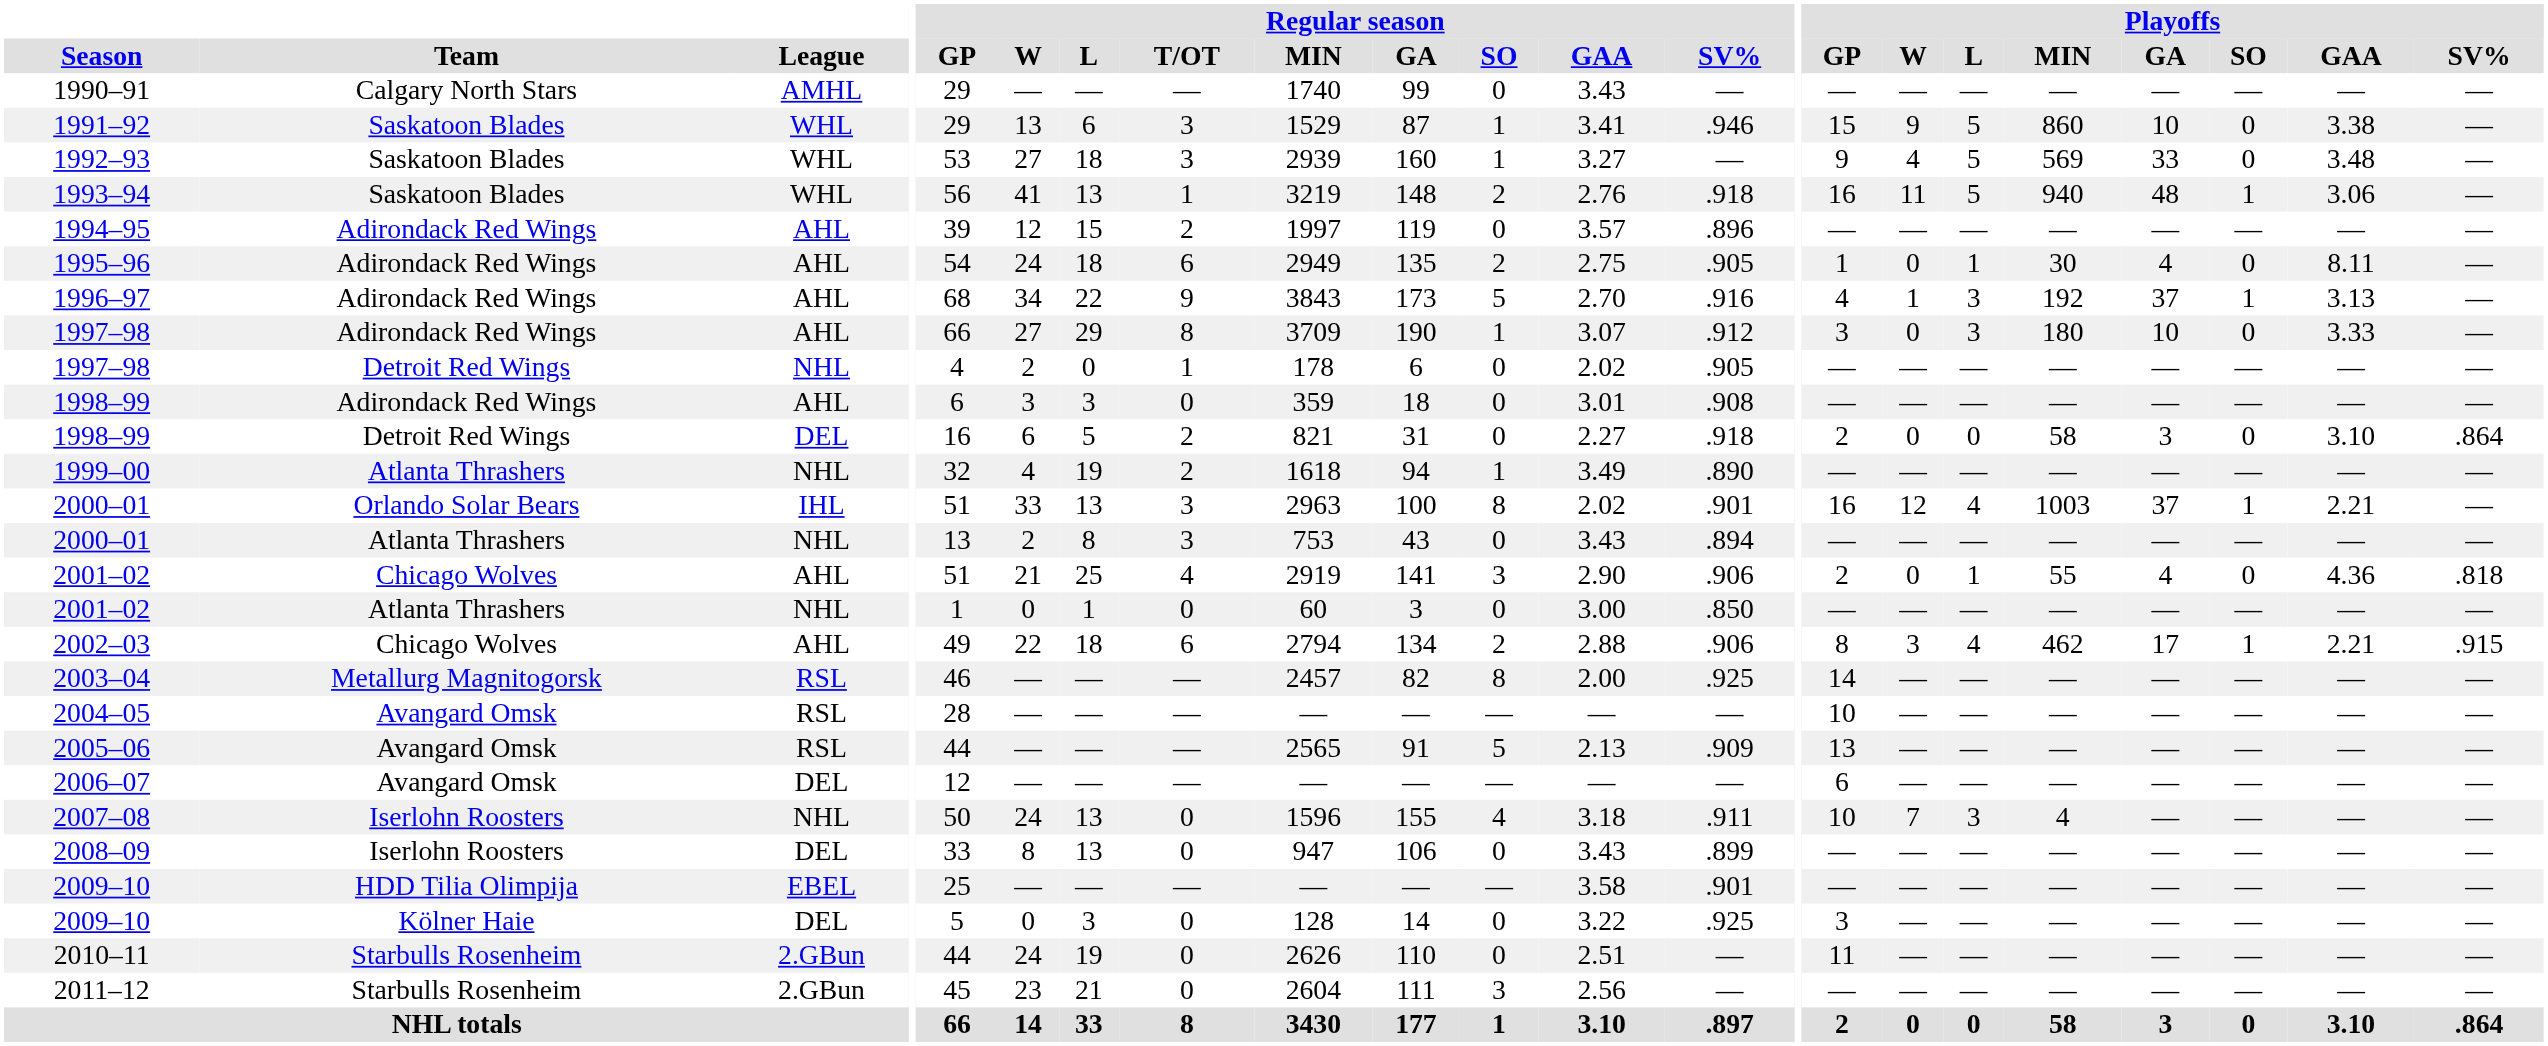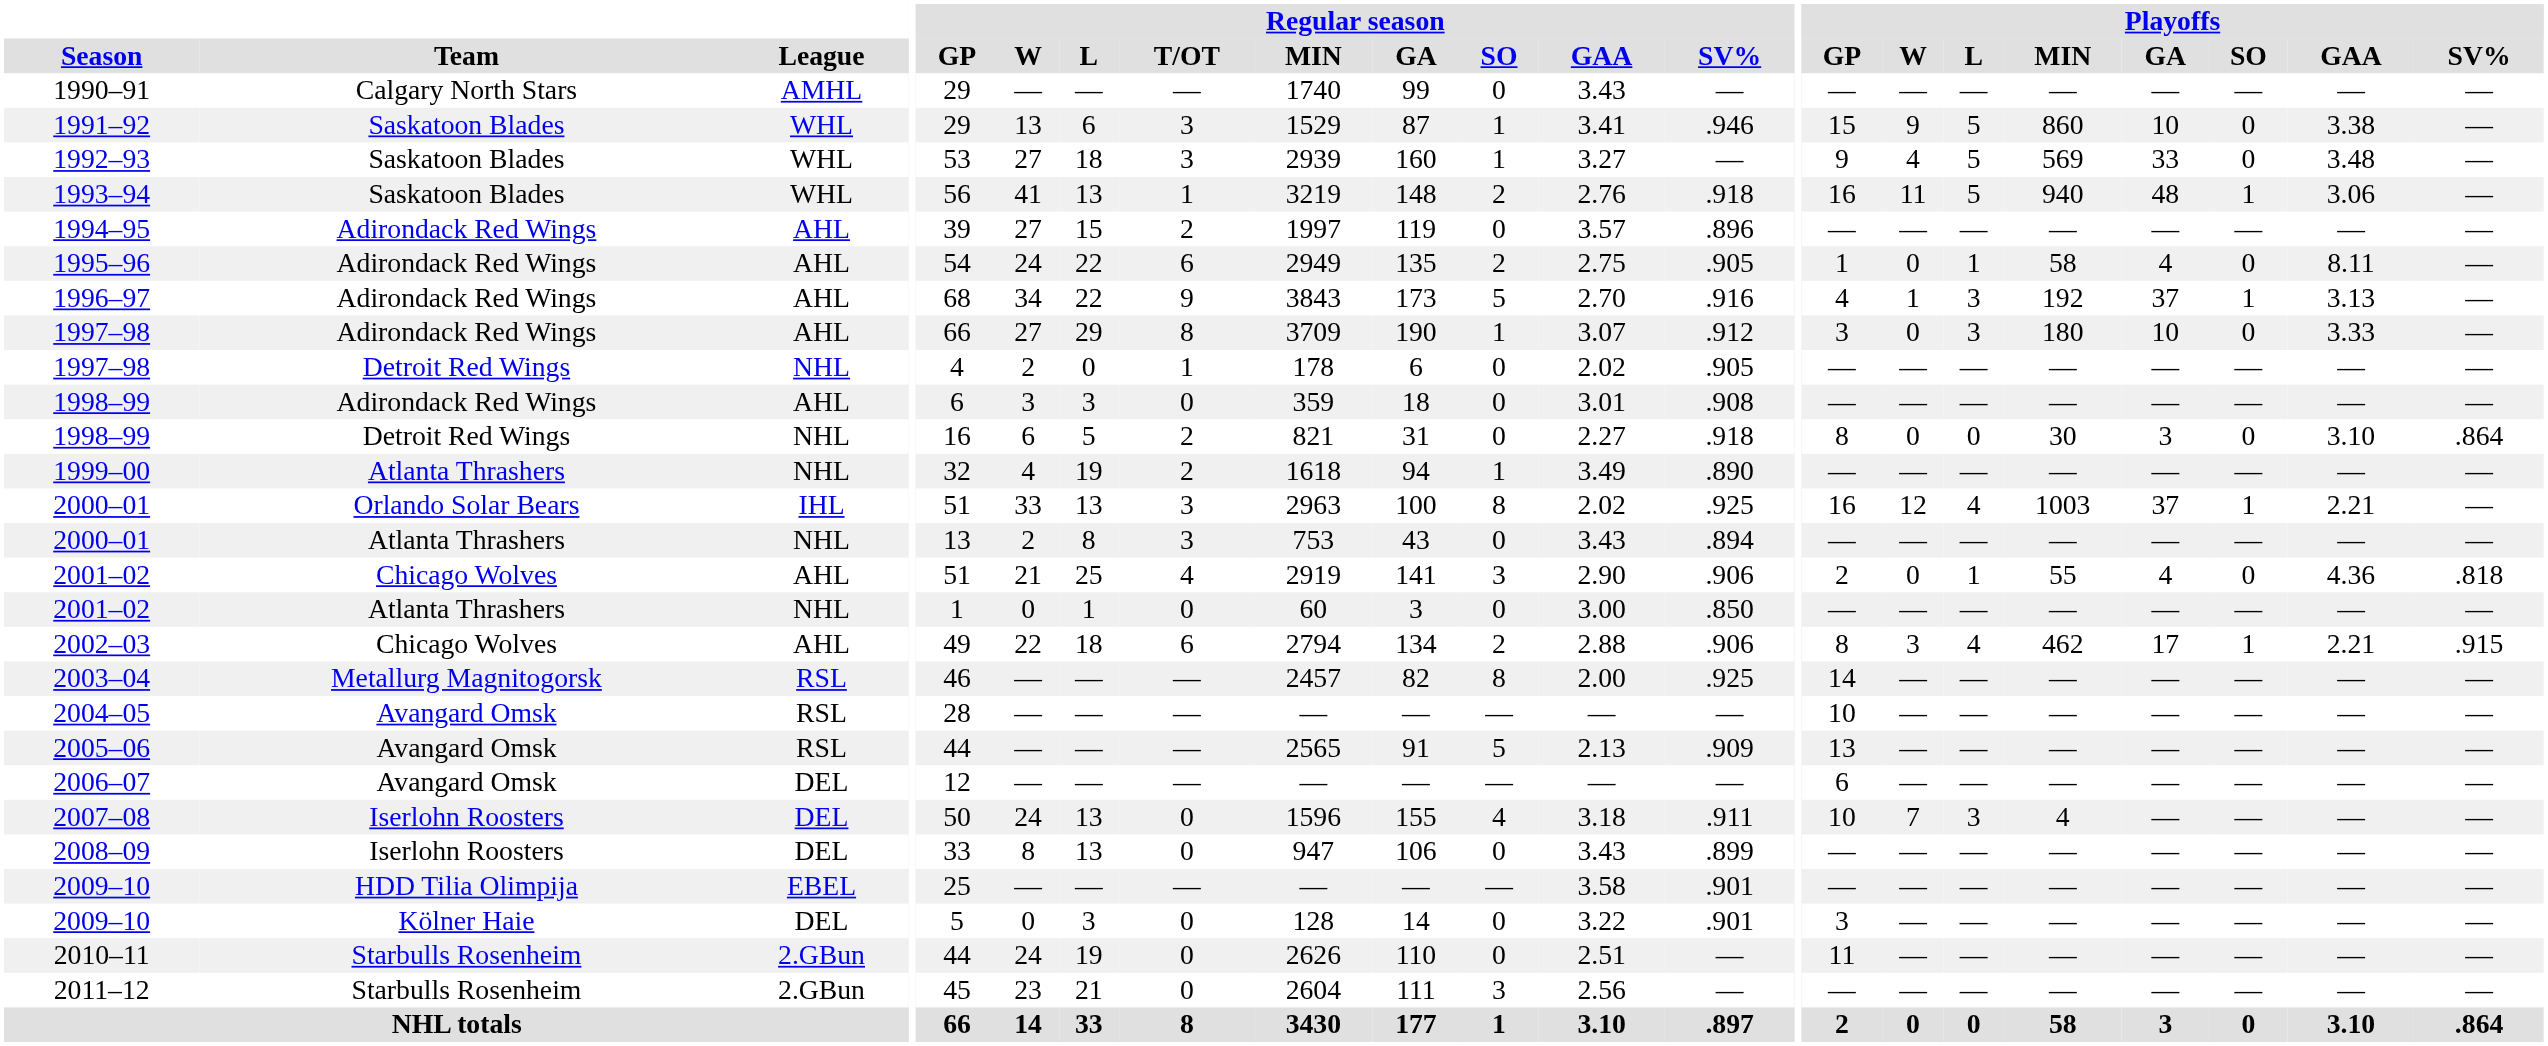(1028, 228) 12 -> (1028, 228) 27
(1089, 263) 18 -> (1089, 263) 22
(2063, 263) 30 -> (2063, 263) 58
(822, 436) DEL -> (822, 436) NHL
(1842, 436) 2 -> (1842, 436) 8
(2063, 436) 58 -> (2063, 436) 30
(1730, 505) .901 -> (1730, 505) .925
(822, 816) NHL -> (822, 816) DEL
(1730, 920) .925 -> (1730, 920) .901
